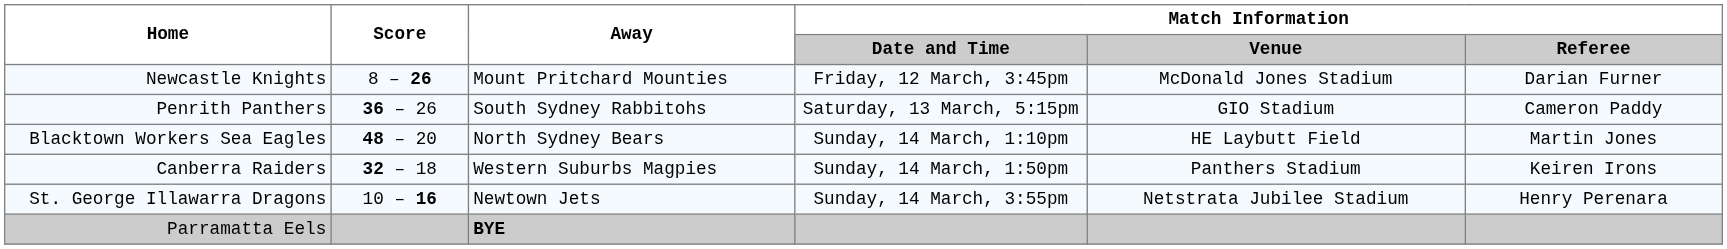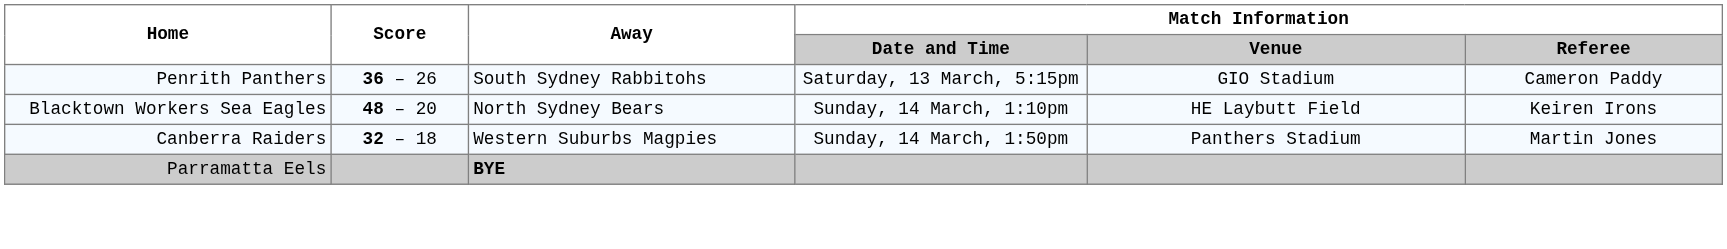- row: (236, 79)
(1594, 139) Martin Jones -> (1594, 109) Keiren Irons
(1594, 169) Keiren Irons -> (1594, 139) Martin Jones
- row: (178, 199)
